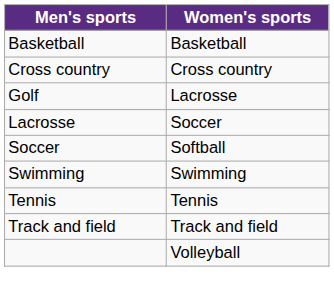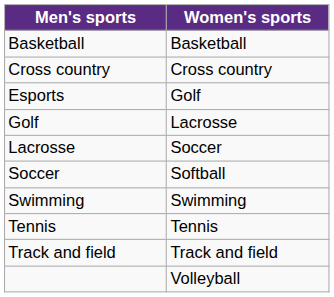+ row: (36, 95)
